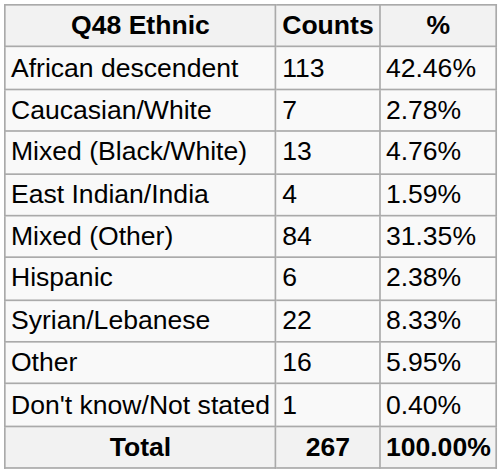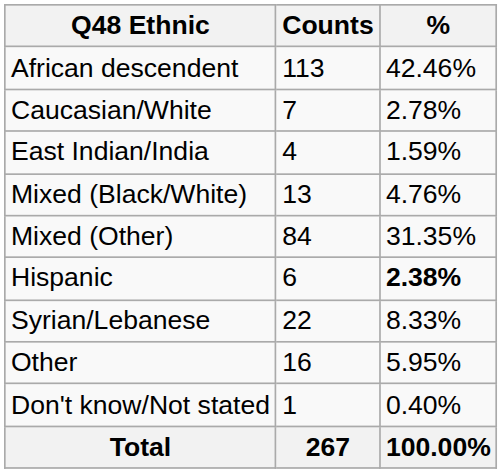rows swapped: (110, 194) <-> (129, 151)
(424, 278) normal -> (424, 278) bold
